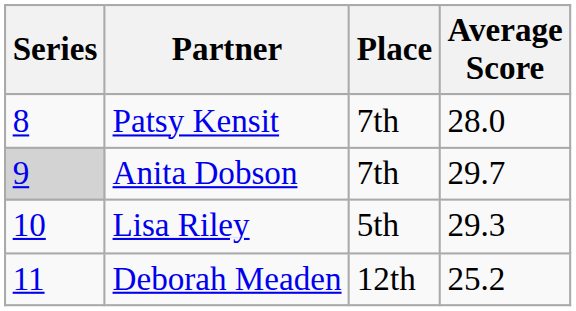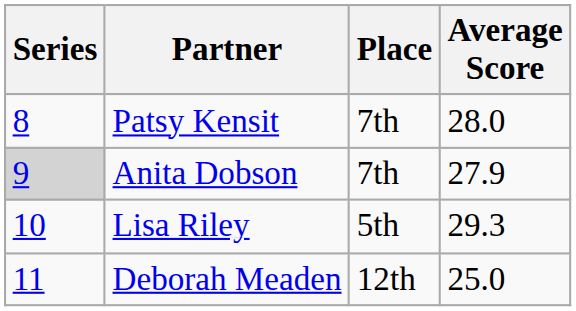(476, 173) 29.7 -> (476, 173) 27.9
(476, 278) 25.2 -> (476, 278) 25.0
